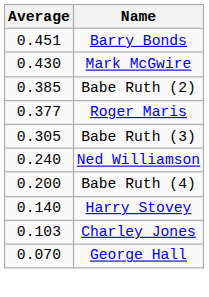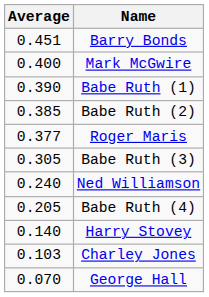(39, 64) 0.430 -> (39, 64) 0.400
+ row: (138, 88)
(39, 184) 0.200 -> (39, 208) 0.205
